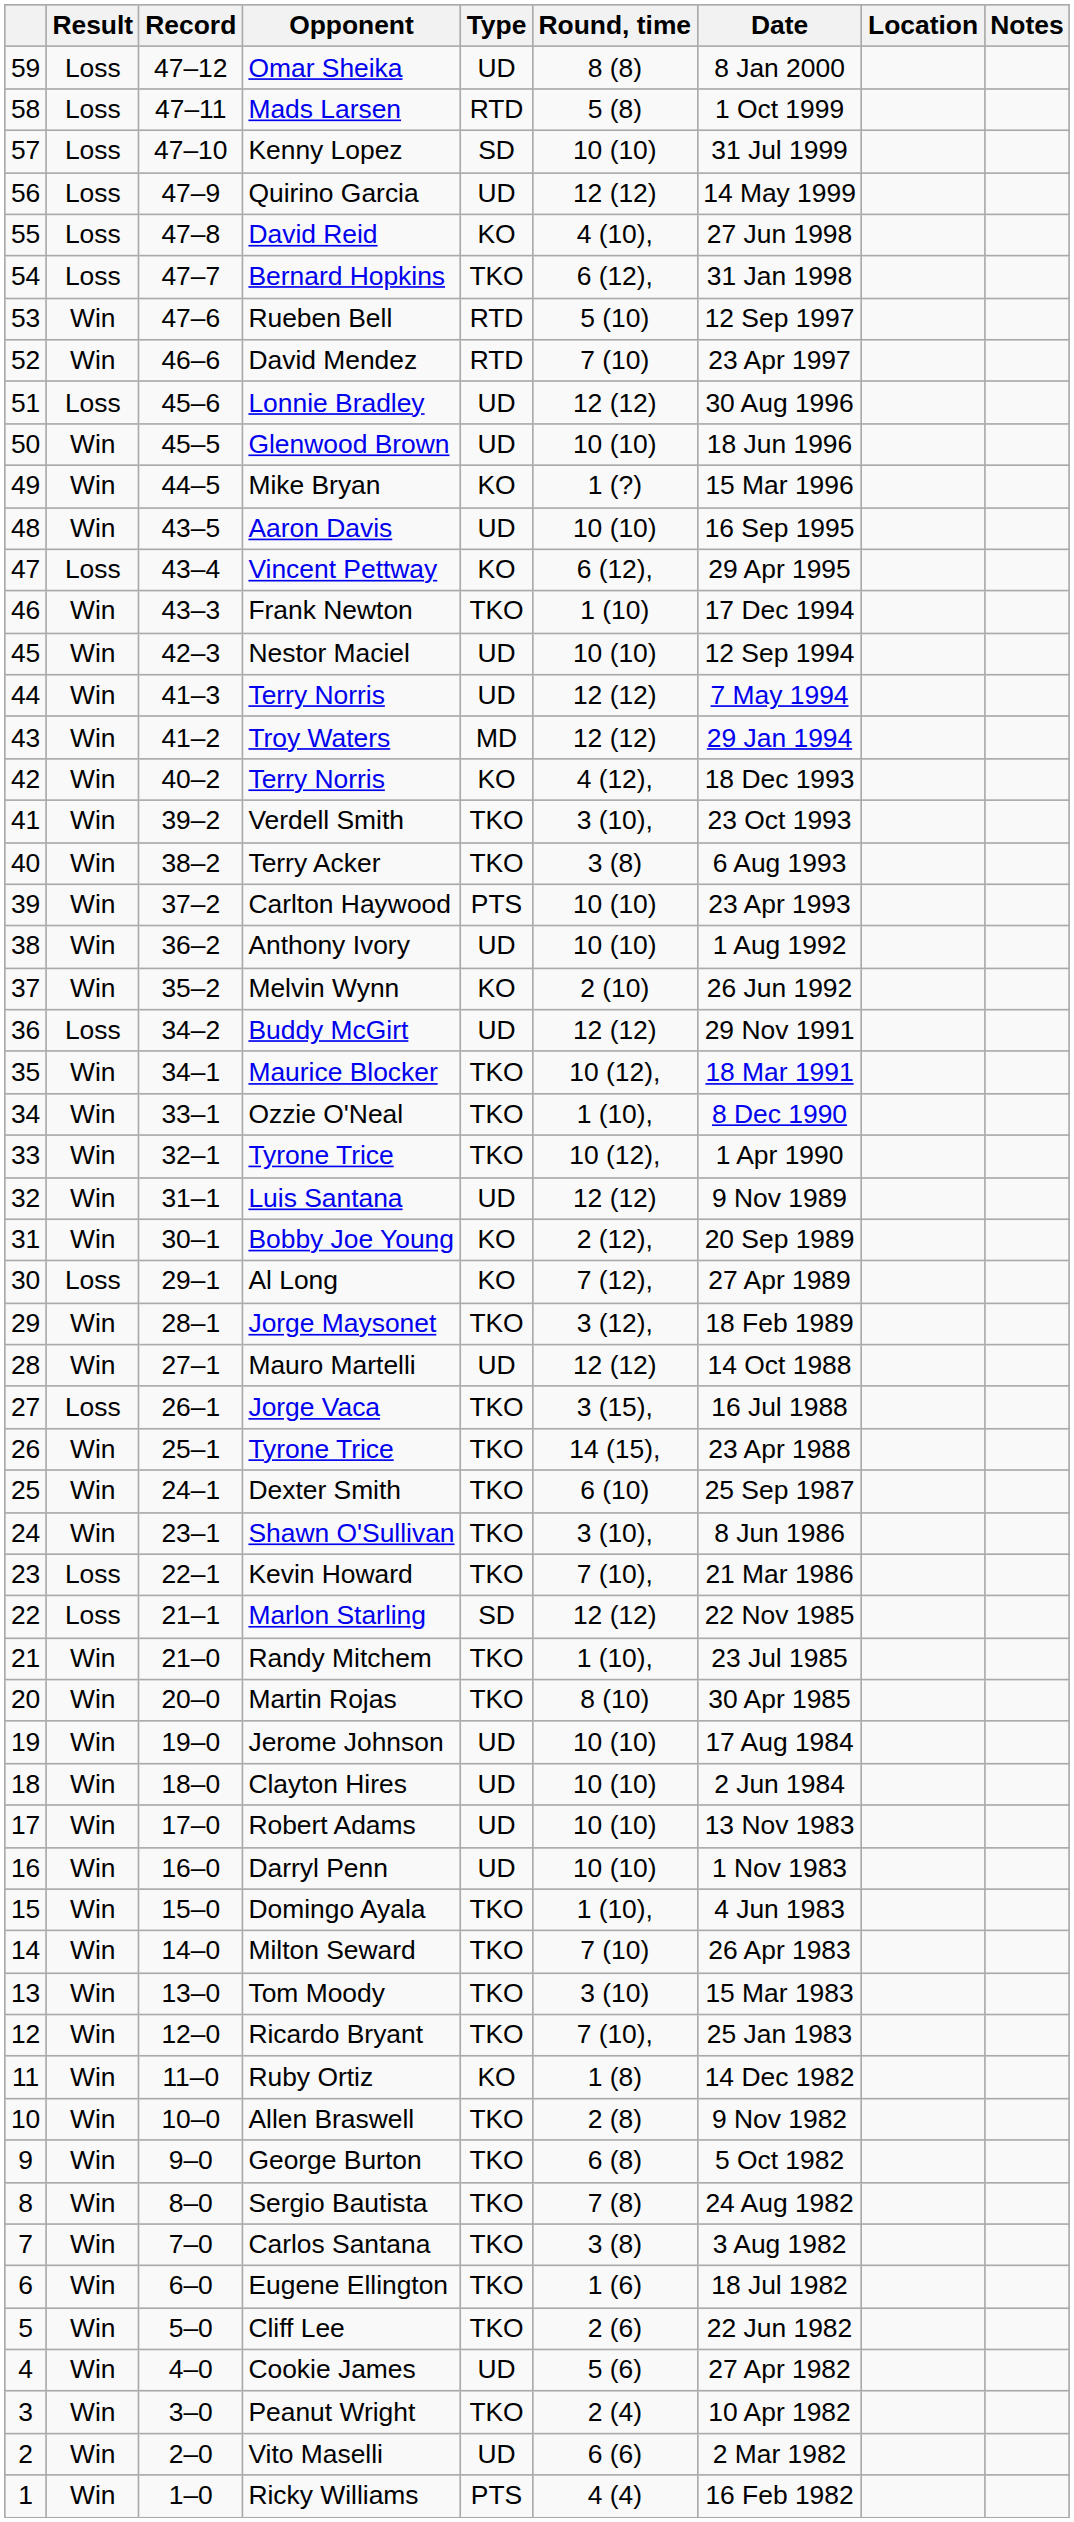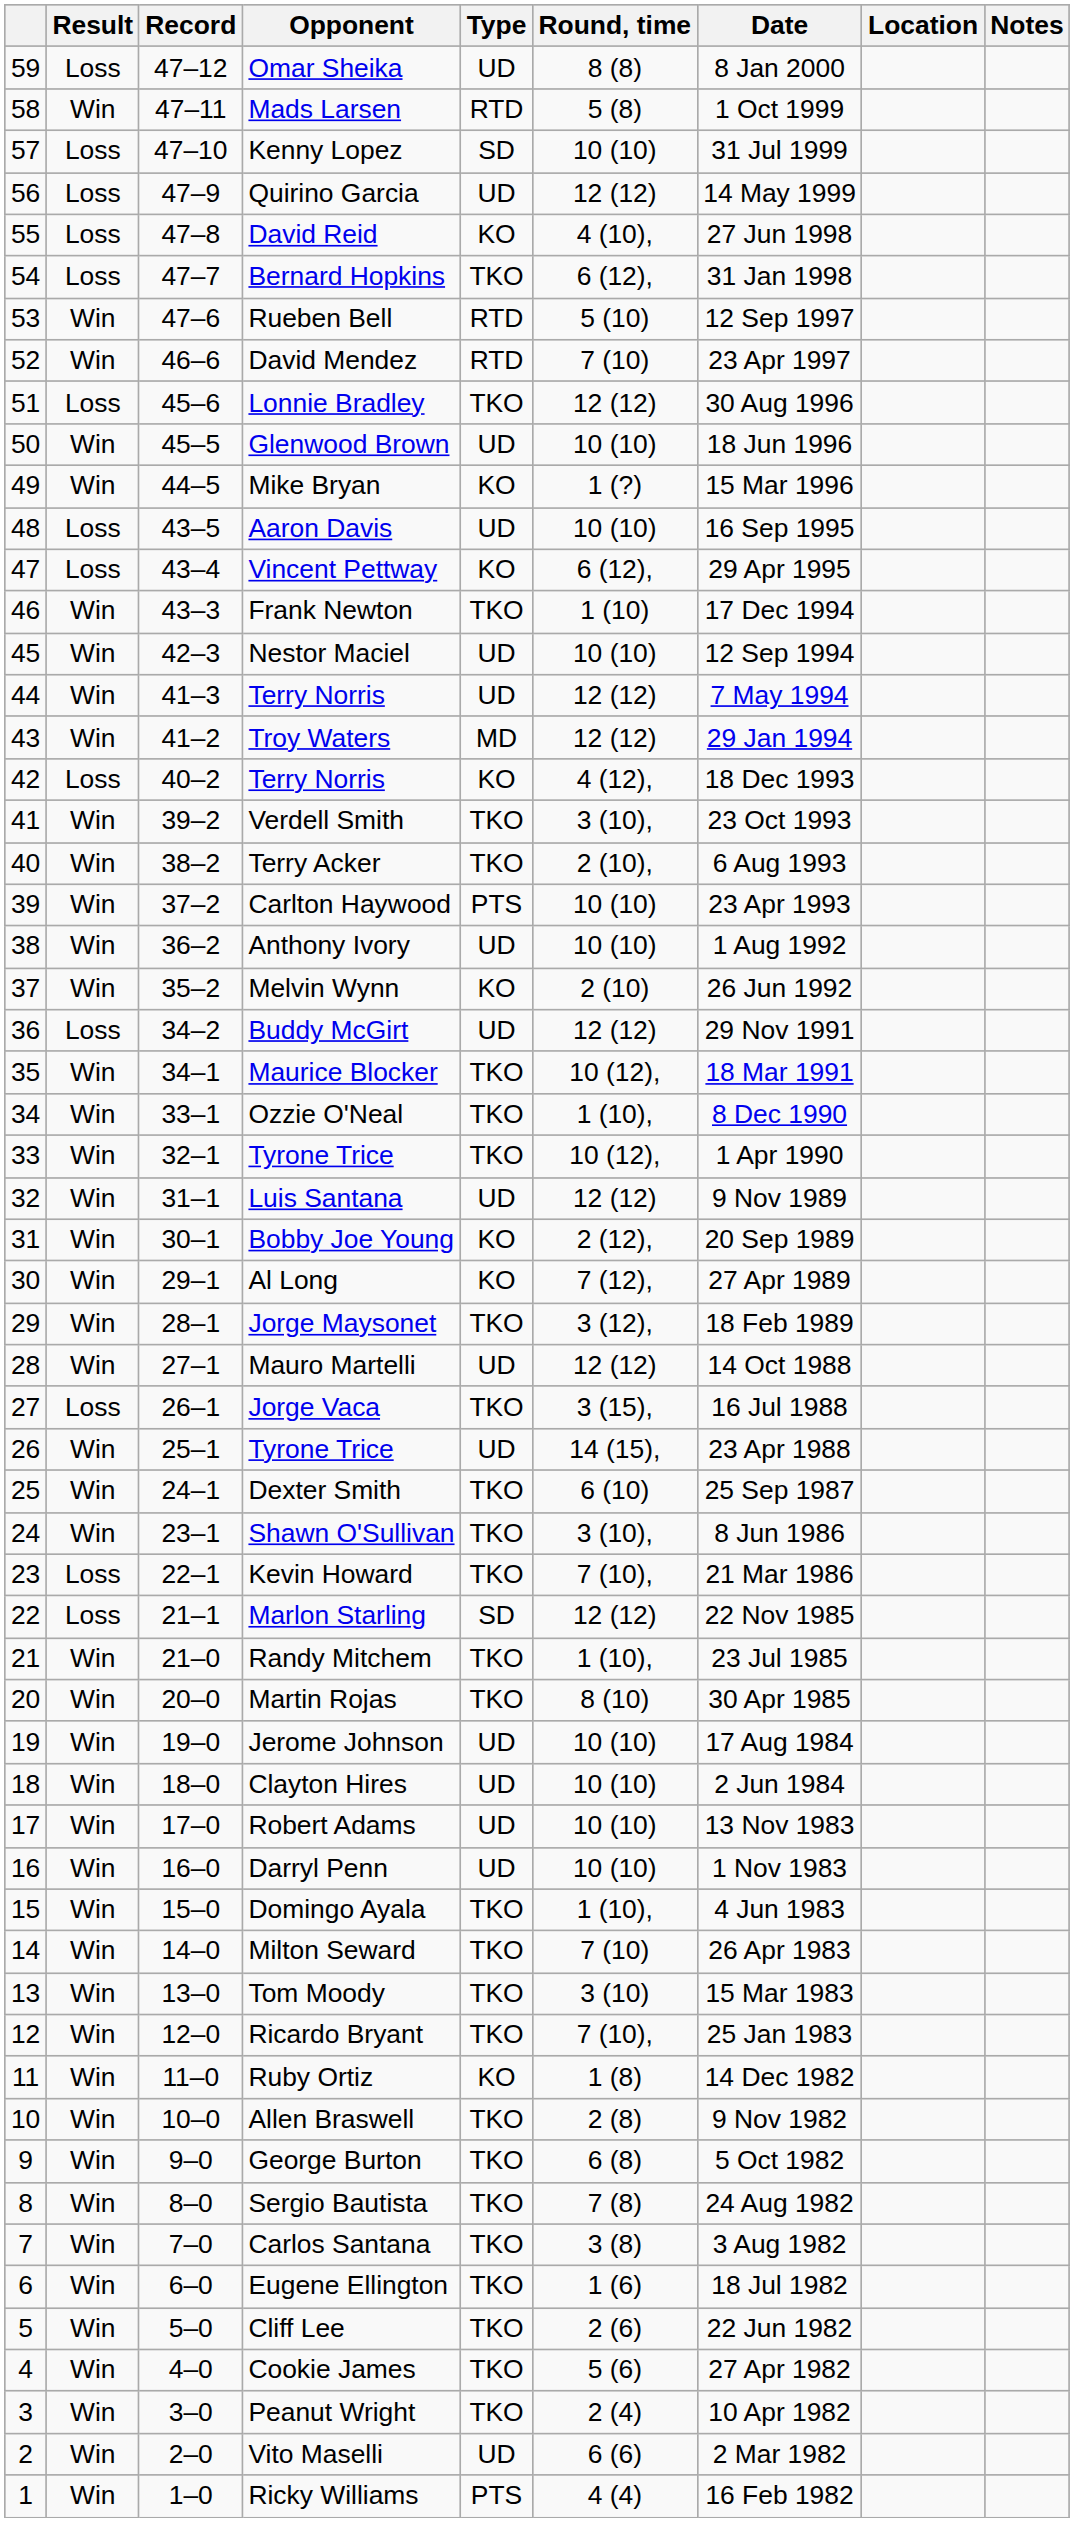(93, 109) Loss -> (93, 109) Win
(497, 402) UD -> (497, 402) TKO
(93, 527) Win -> (93, 527) Loss
(93, 779) Win -> (93, 779) Loss
(615, 862) 3 (8) -> (615, 862) 2 (10),
(93, 1281) Loss -> (93, 1281) Win
(497, 1448) TKO -> (497, 1448) UD
(497, 2370) UD -> (497, 2370) TKO
